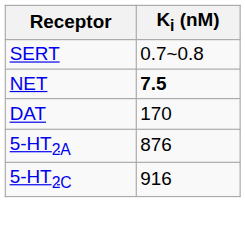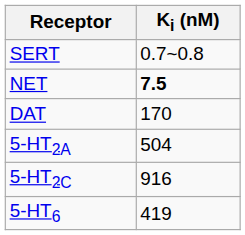(156, 145) 876 -> (156, 145) 504
+ row: (35, 213)
